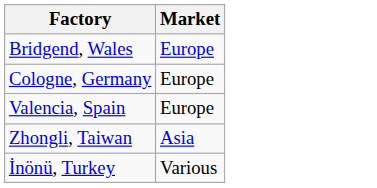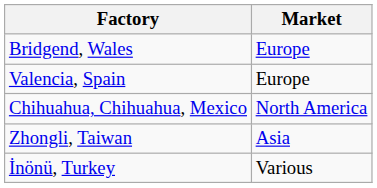- row: (80, 78)
+ row: (128, 108)
